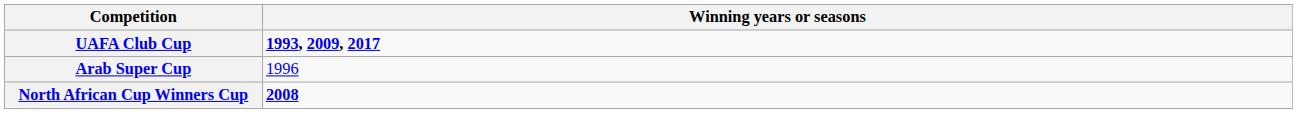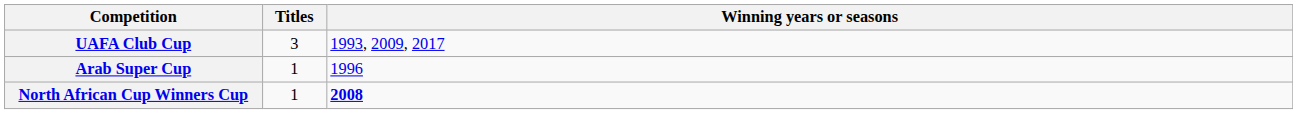+ column: (294, 17)
(323, 43) bold -> (387, 43) normal
